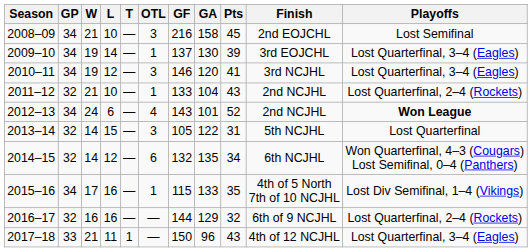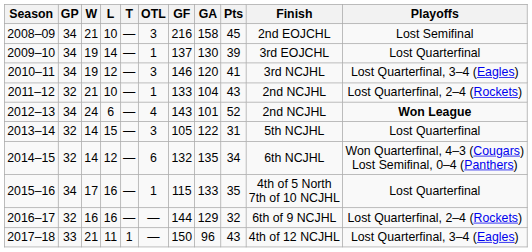(435, 53) Lost Quarterfinal, 3–4 (Eagles) -> (435, 53) Lost Quarterfinal
(435, 191) Lost Div Semifinal, 1–4 (Vikings) -> (435, 191) Lost Quarterfinal
